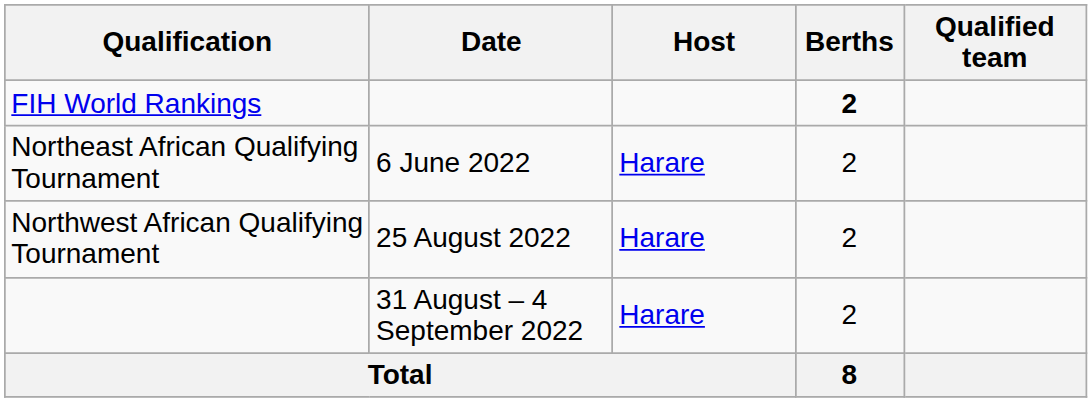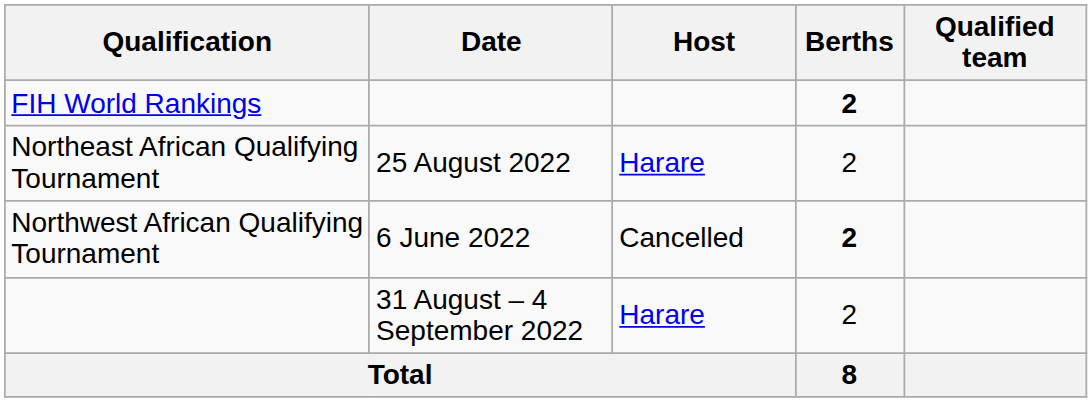(453, 162) 6 June 2022 -> (473, 162) 25 August 2022
(473, 238) 25 August 2022 -> (453, 238) 6 June 2022
(662, 238) Harare -> (682, 238) Cancelled
(849, 238) normal -> (849, 238) bold
